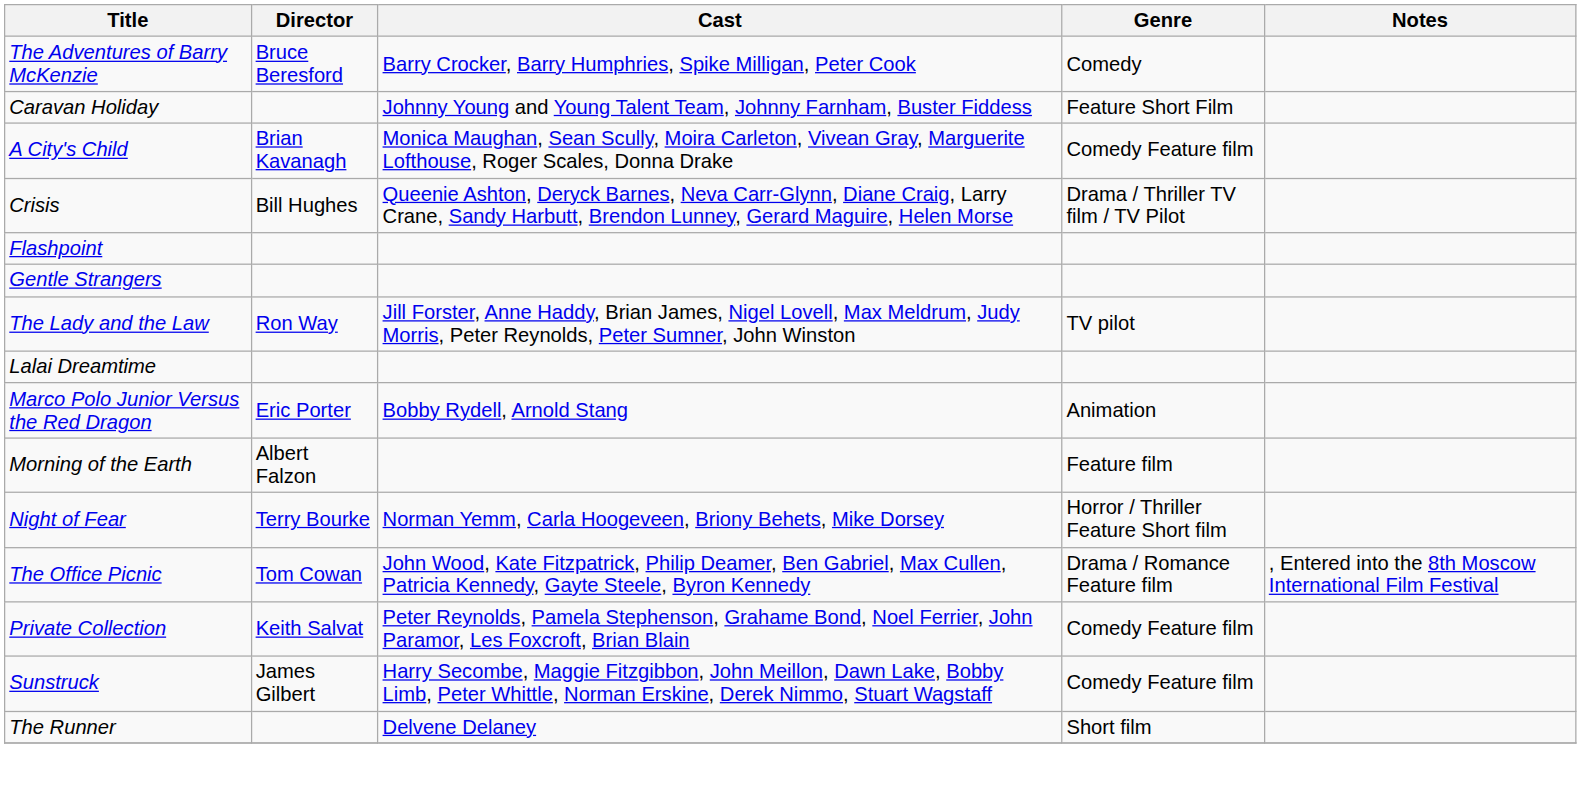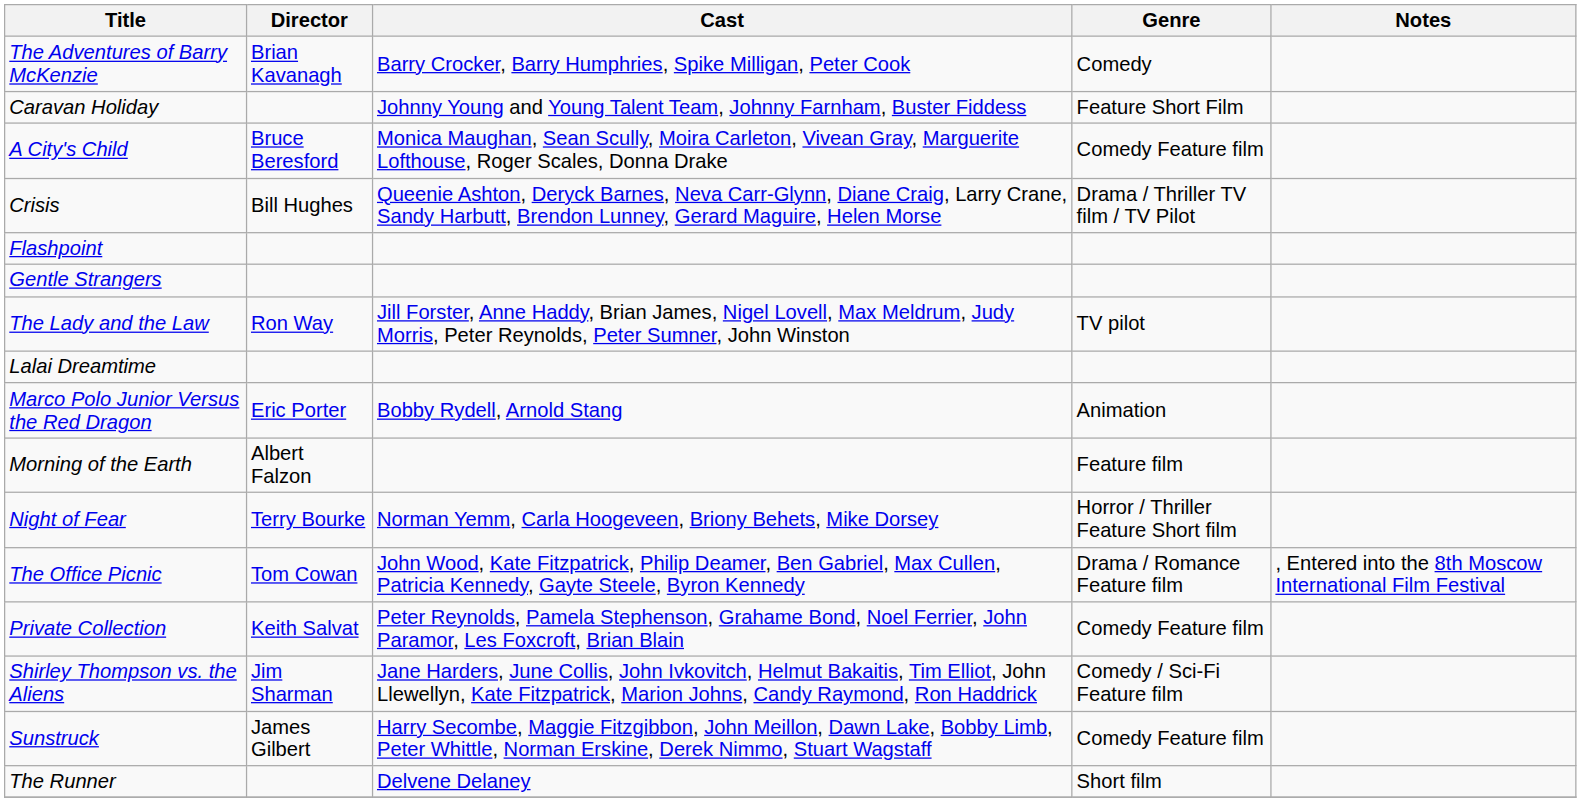(299, 63) Bruce Beresford -> (296, 63) Brian Kavanagh
(301, 150) Brian Kavanagh -> (295, 150) Bruce Beresford
+ row: (123, 683)
